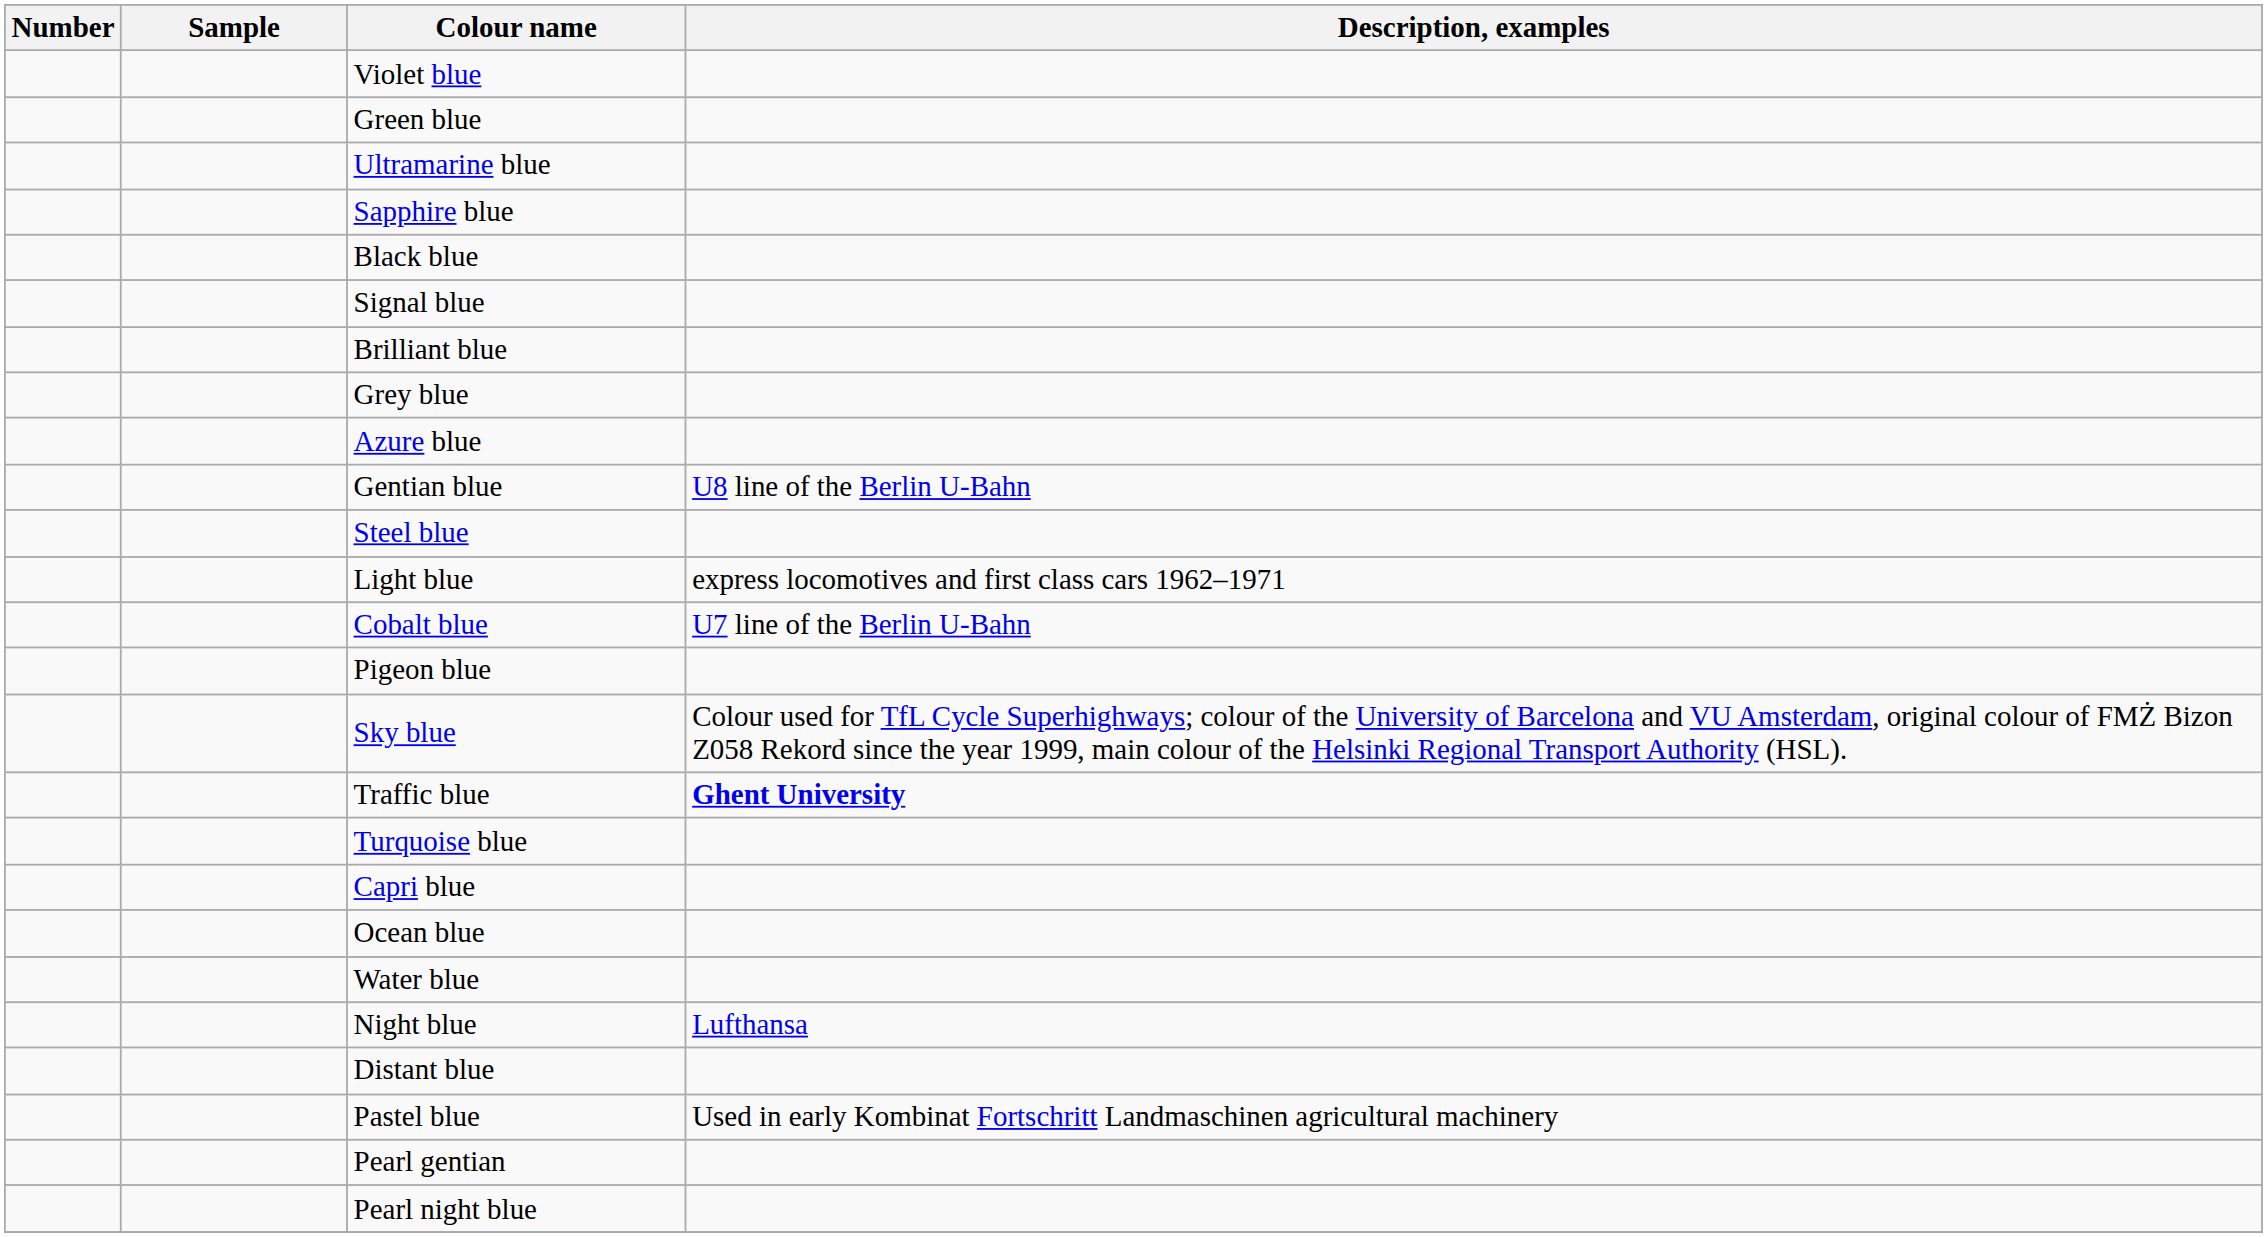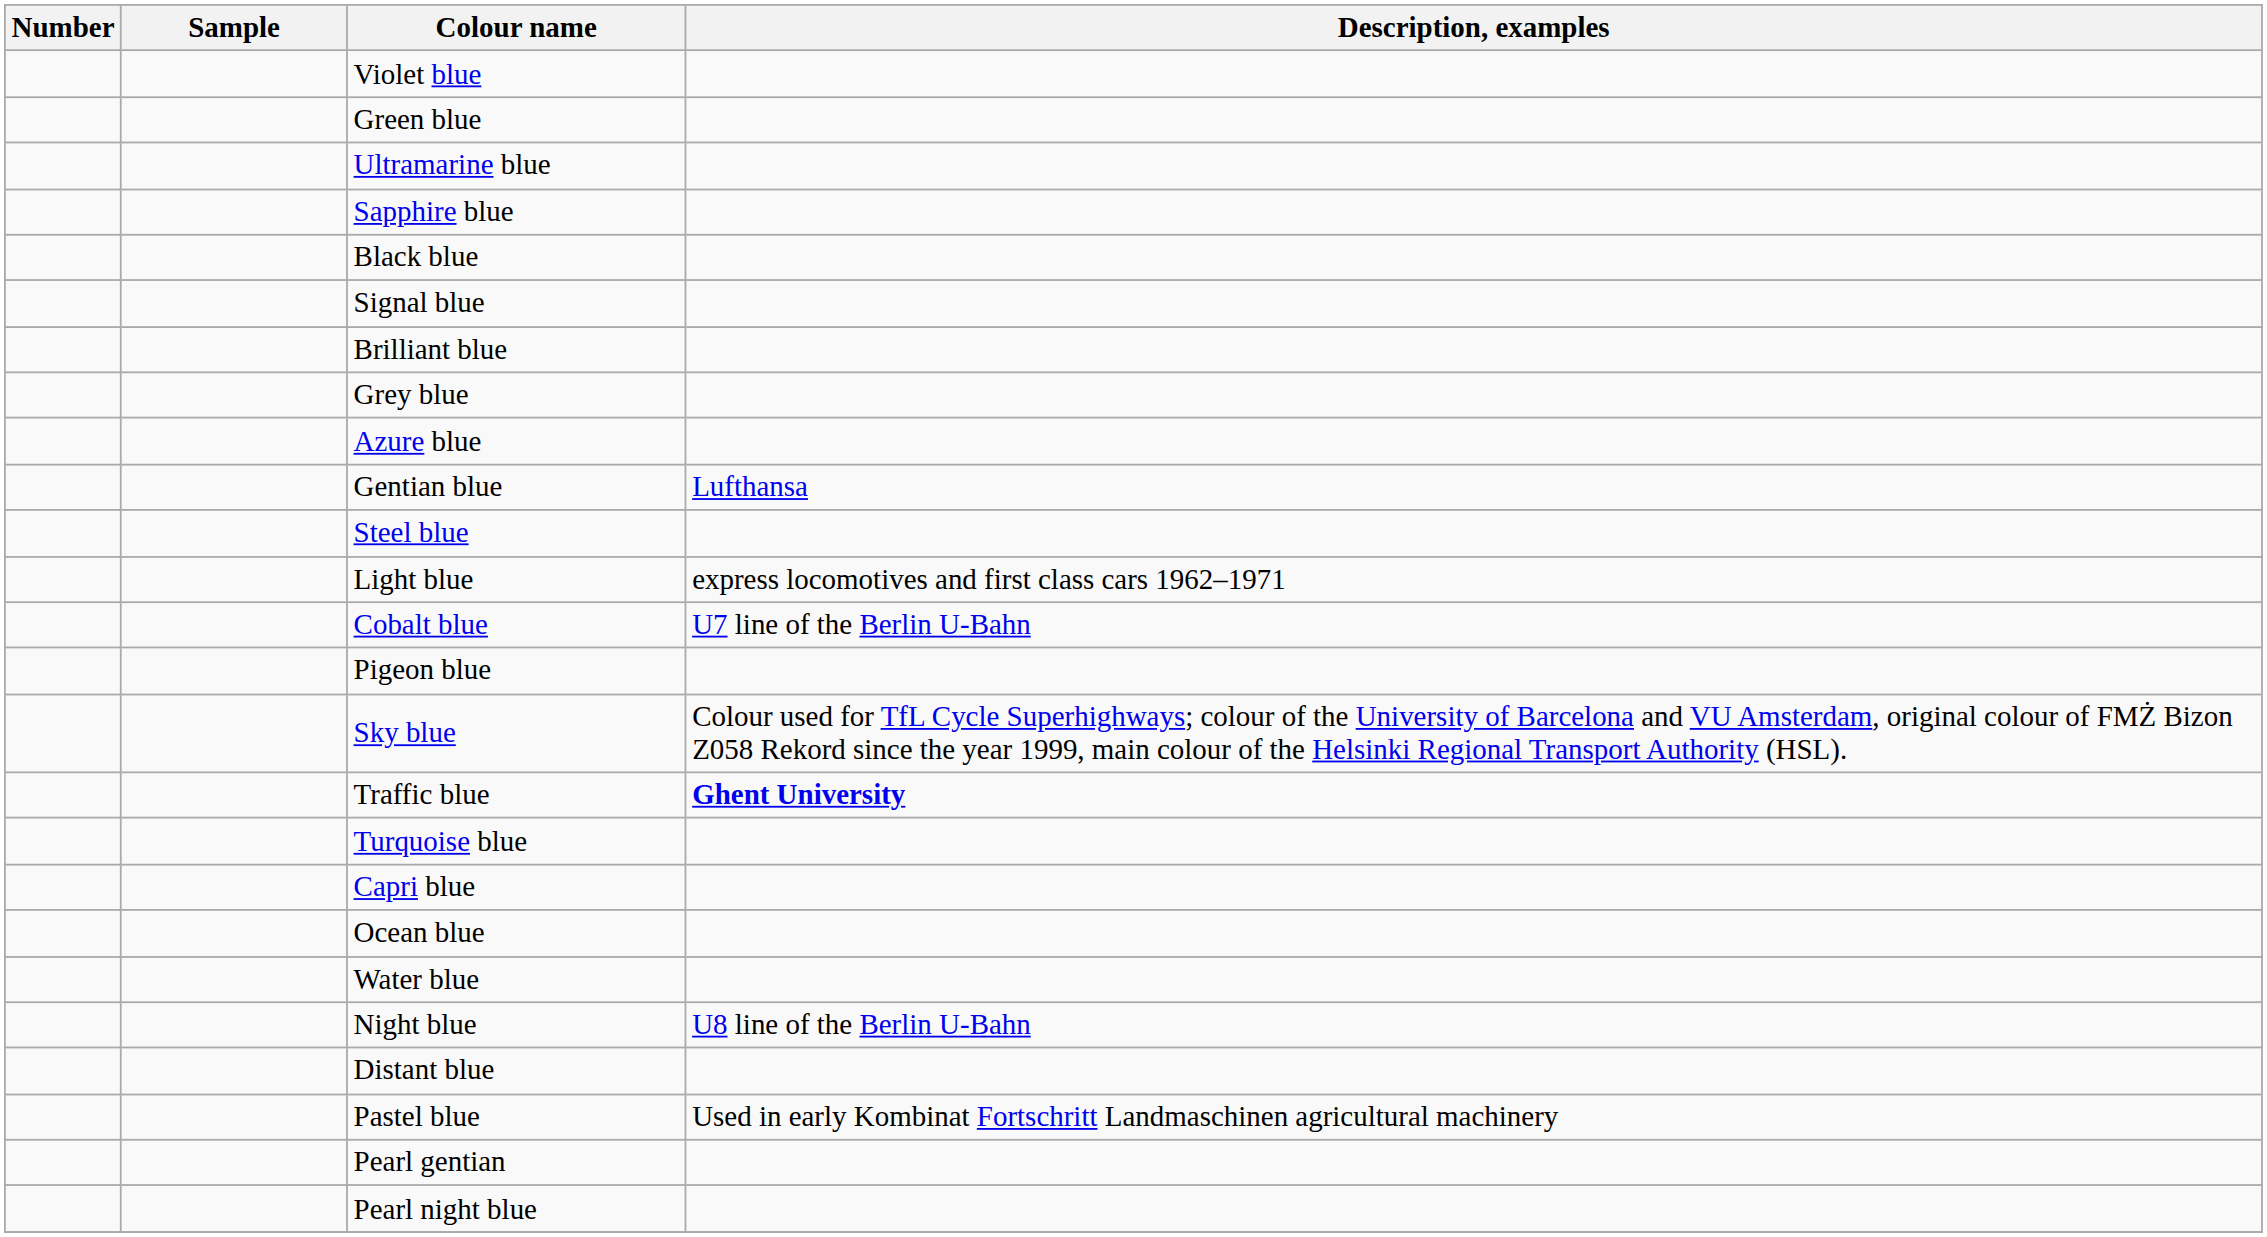(861, 486) U8 line of the Berlin U-Bahn -> (750, 486) Lufthansa
(750, 1024) Lufthansa -> (861, 1024) U8 line of the Berlin U-Bahn
